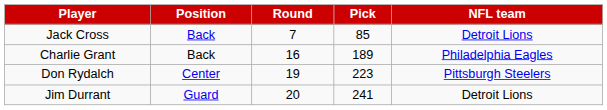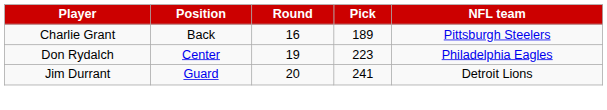- row: (78, 34)
(497, 54) Philadelphia Eagles -> (497, 34) Pittsburgh Steelers
(497, 74) Pittsburgh Steelers -> (497, 54) Philadelphia Eagles
